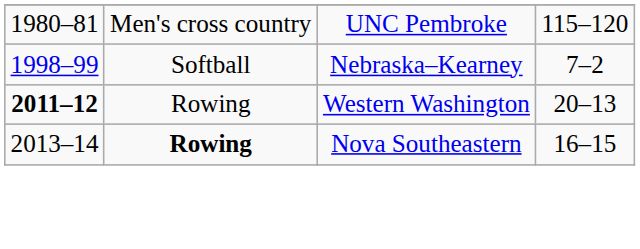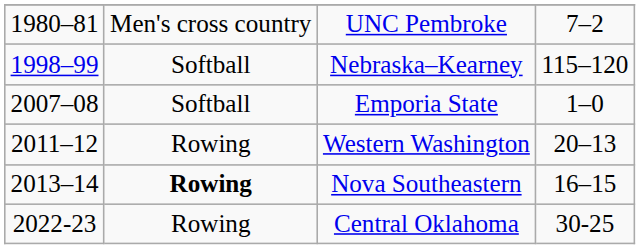(585, 24) 115–120 -> (585, 24) 7–2
(585, 64) 7–2 -> (585, 64) 115–120
+ row: (426, 104)
(55, 104) bold -> (55, 143) normal
+ row: (426, 223)
